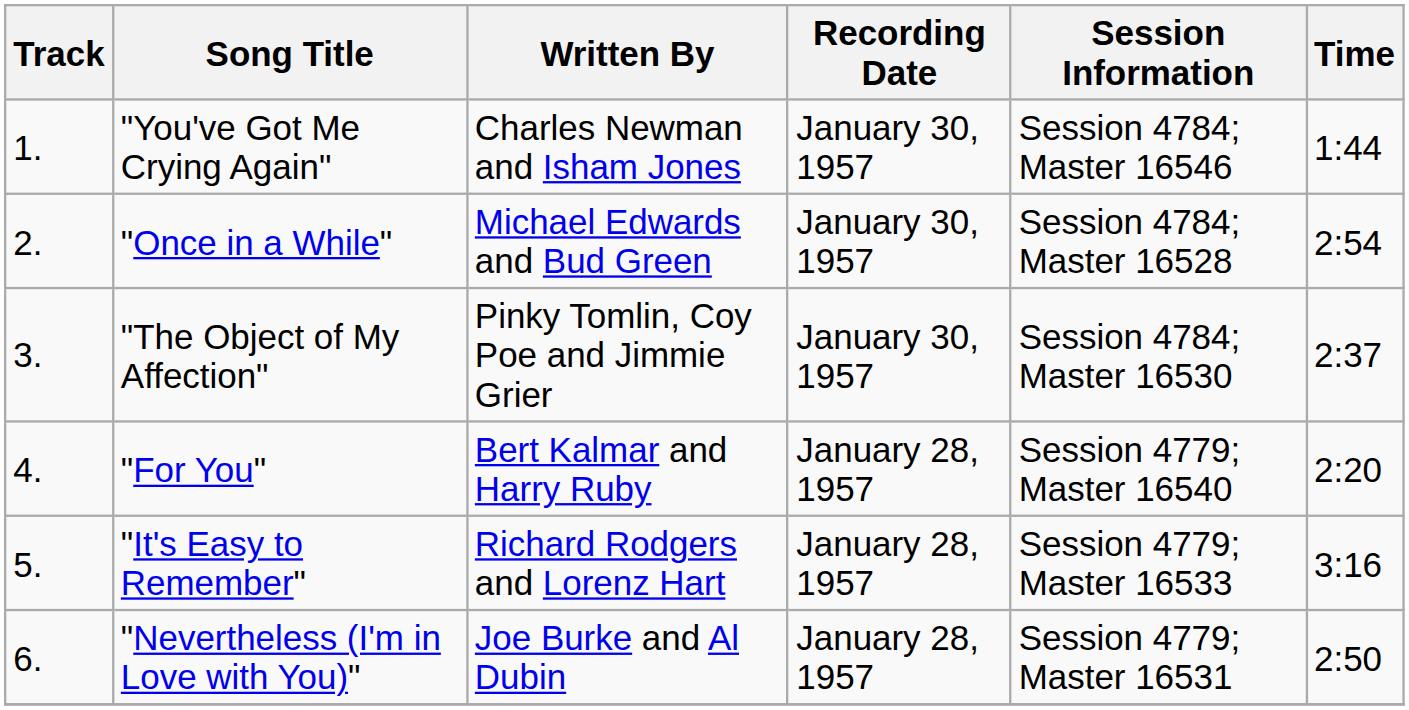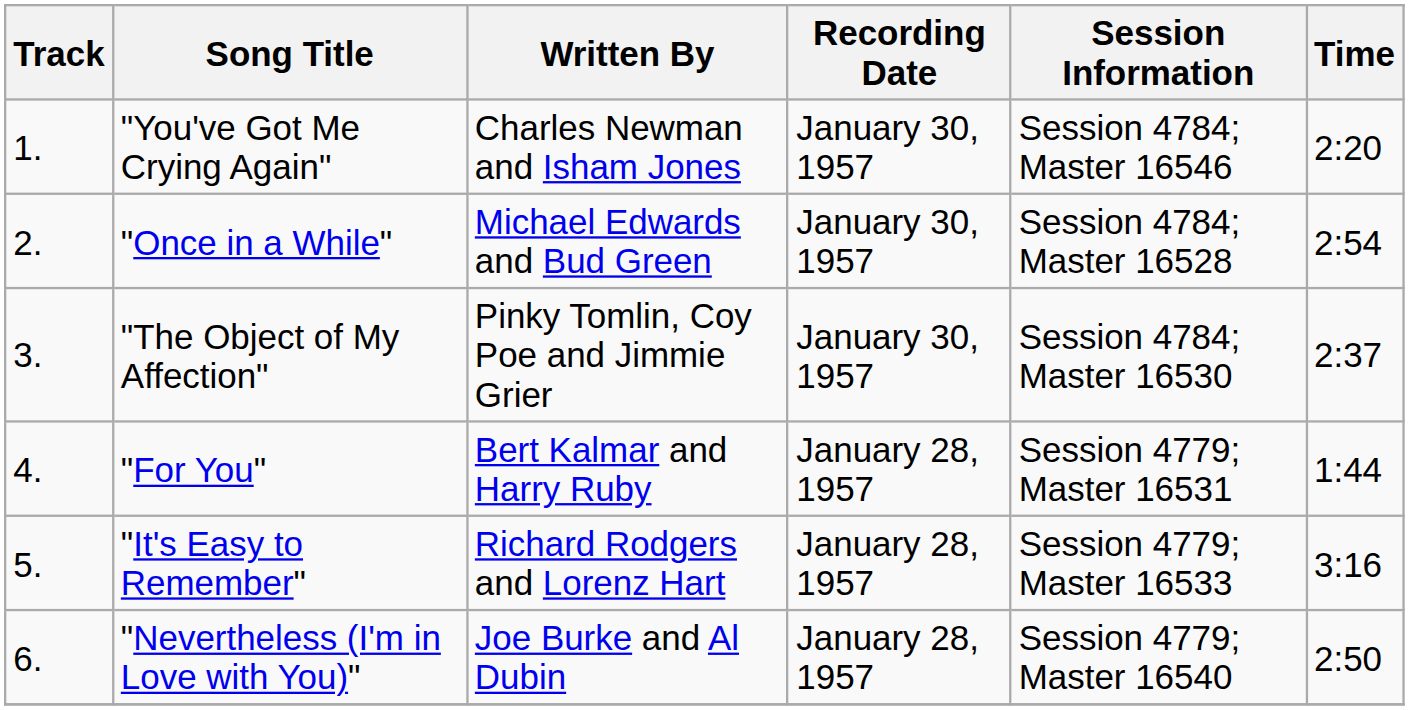(1348, 147) 1:44 -> (1348, 147) 2:20
(1129, 469) Session 4779; Master 16540 -> (1129, 469) Session 4779; Master 16531
(1348, 469) 2:20 -> (1348, 469) 1:44
(1129, 658) Session 4779; Master 16531 -> (1129, 658) Session 4779; Master 16540
